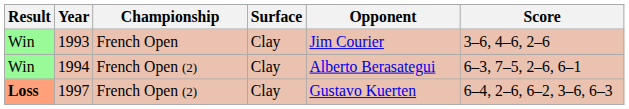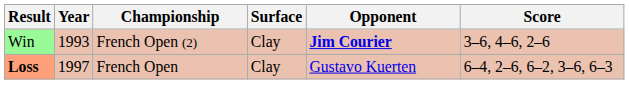(137, 41) French Open -> (147, 41) French Open (2)
(347, 41) normal -> (351, 41) bold
- row: (74, 66)
(147, 91) French Open (2) -> (137, 66) French Open
